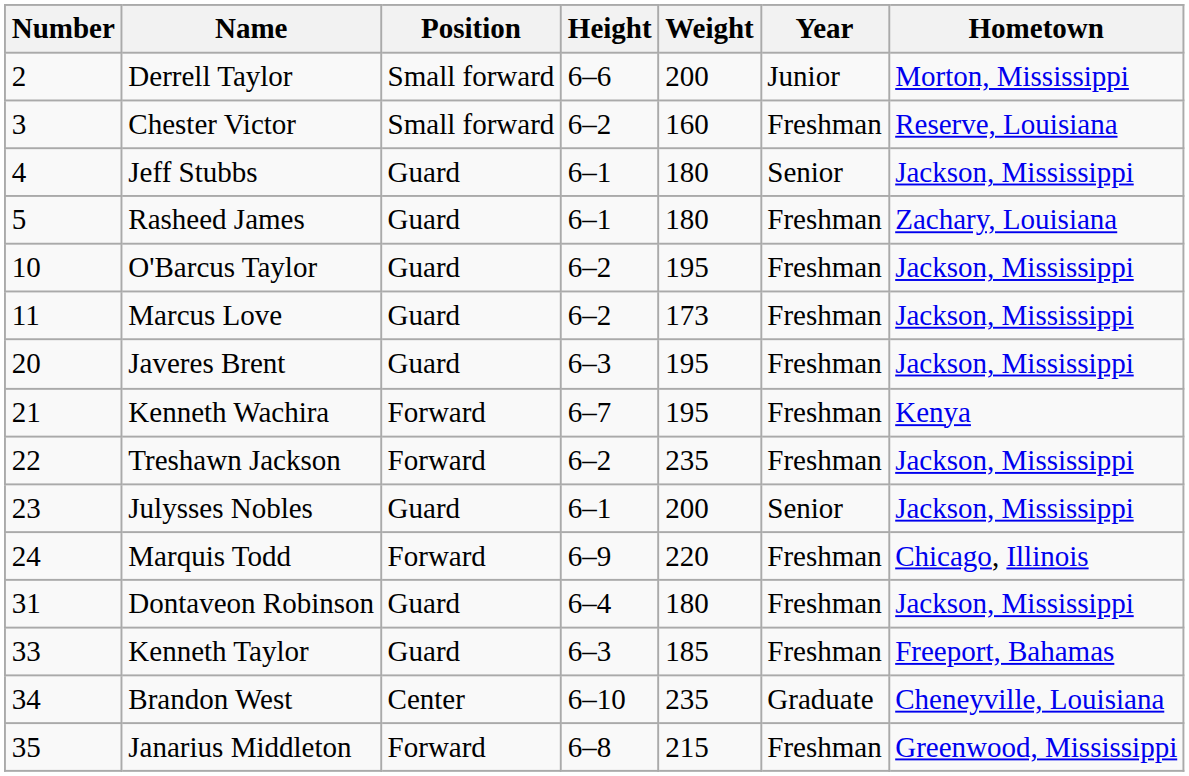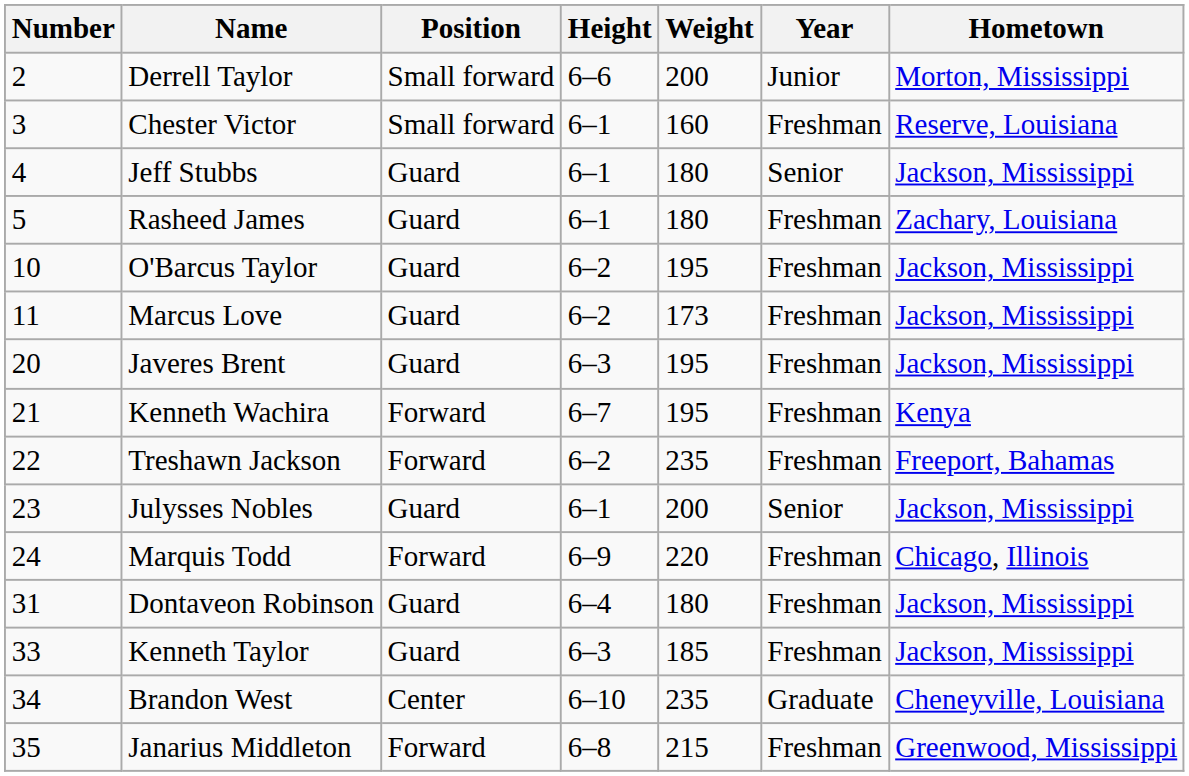(590, 124) 6–2 -> (590, 124) 6–1
(1014, 459) Jackson, Mississippi -> (1005, 459) Freeport, Bahamas
(1005, 650) Freeport, Bahamas -> (1014, 650) Jackson, Mississippi
